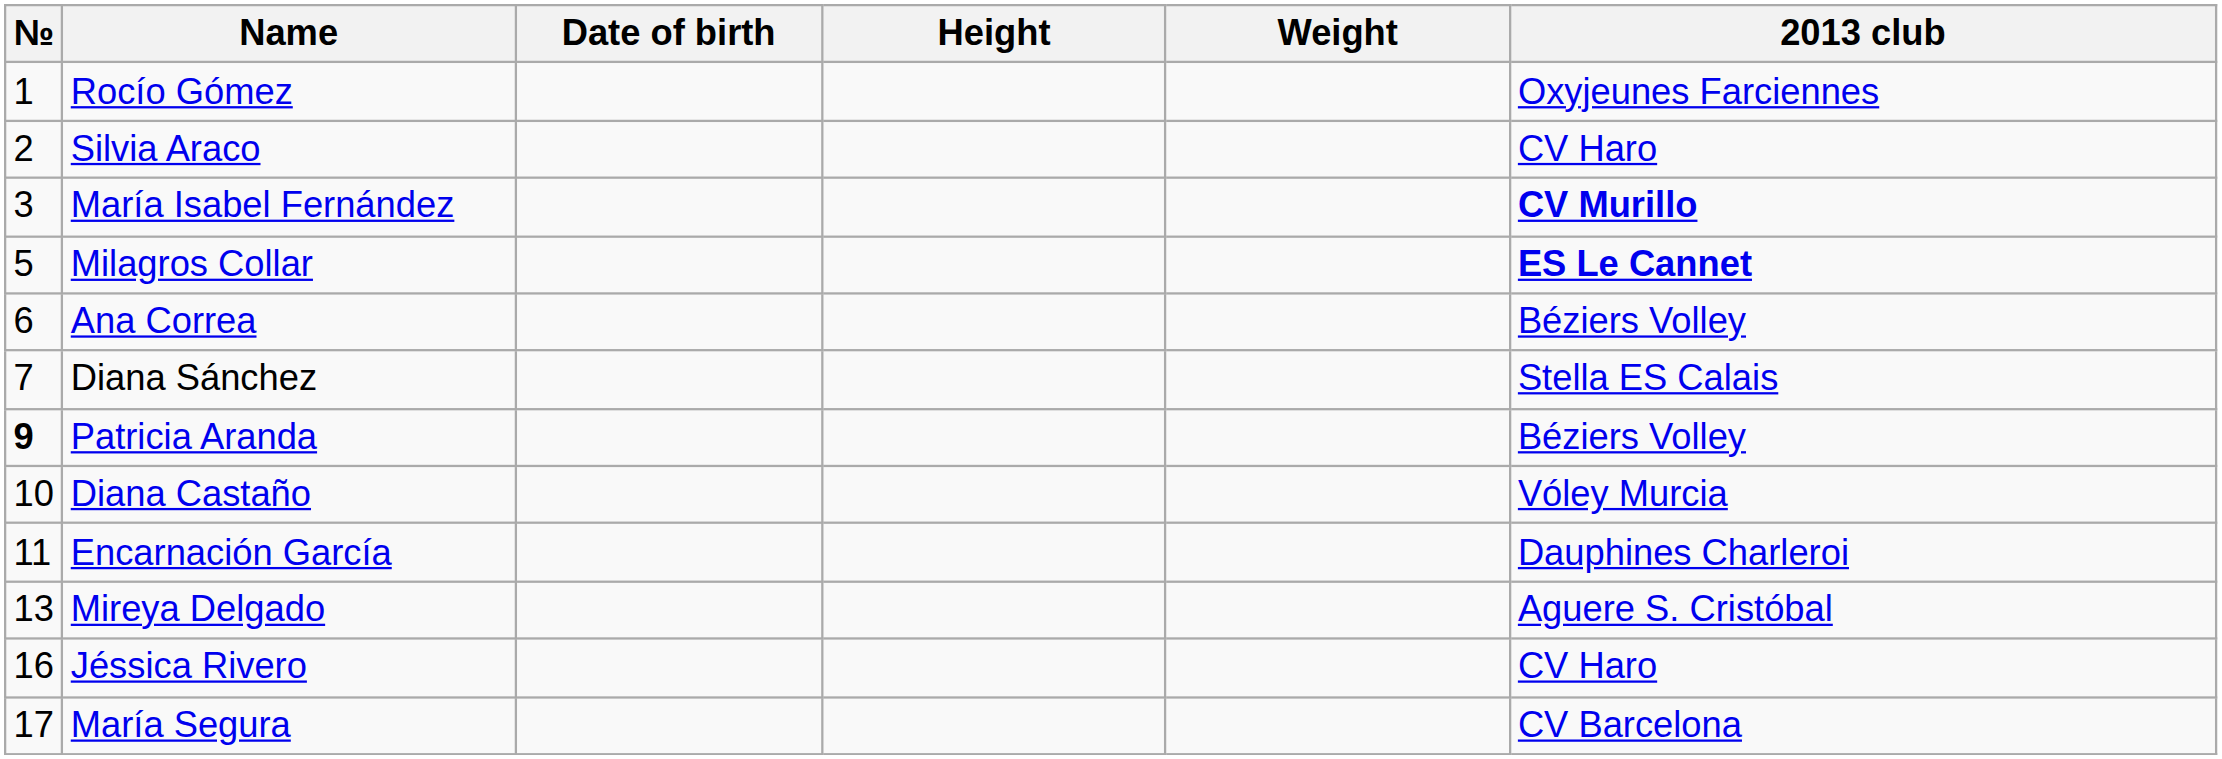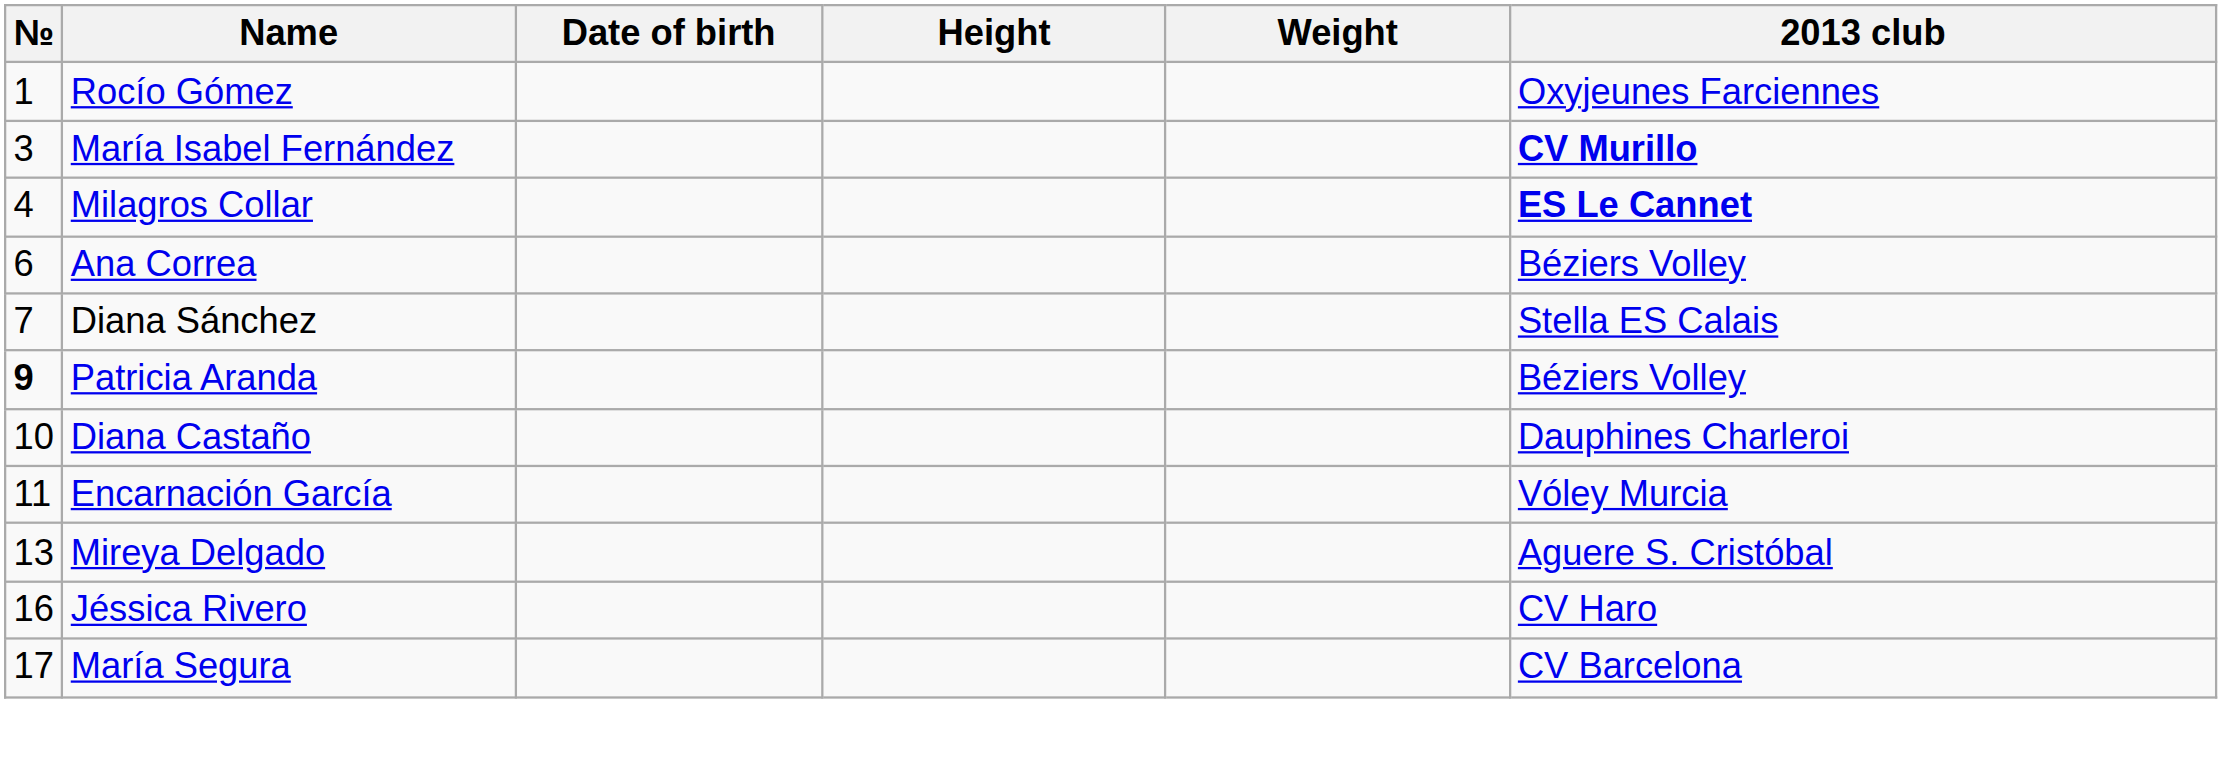- row: (166, 148)
(24, 263) 5 -> (24, 206) 4
(1623, 494) Vóley Murcia -> (1683, 436) Dauphines Charleroi
(1683, 551) Dauphines Charleroi -> (1623, 494) Vóley Murcia
